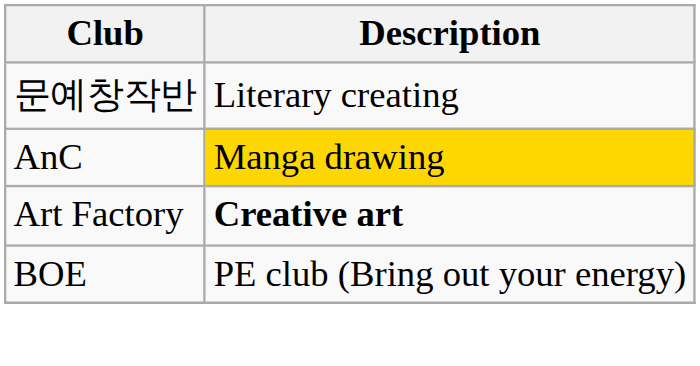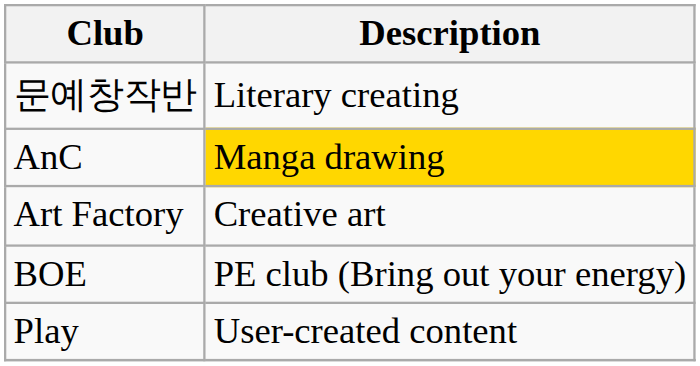(308, 214) bold -> (300, 214) normal
+ row: (46, 330)
